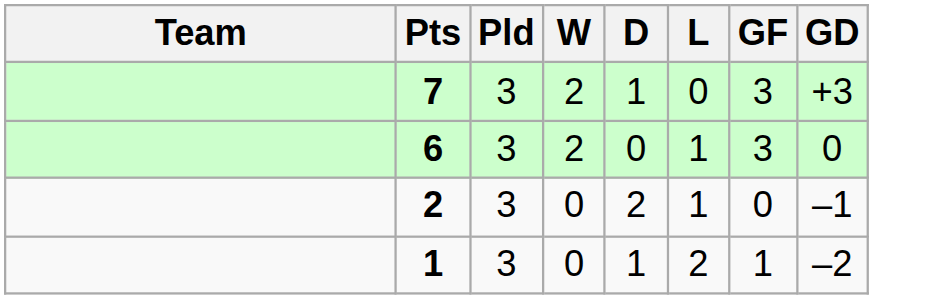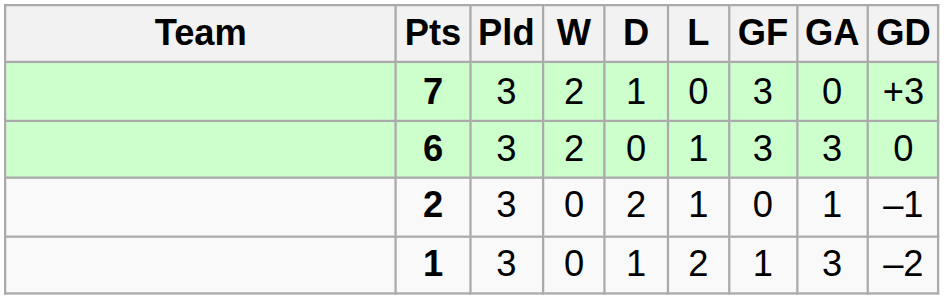+ column: (832, 33)
